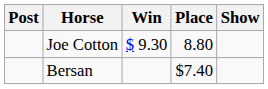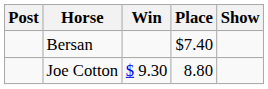rows swapped: (82, 44) <-> (70, 70)
